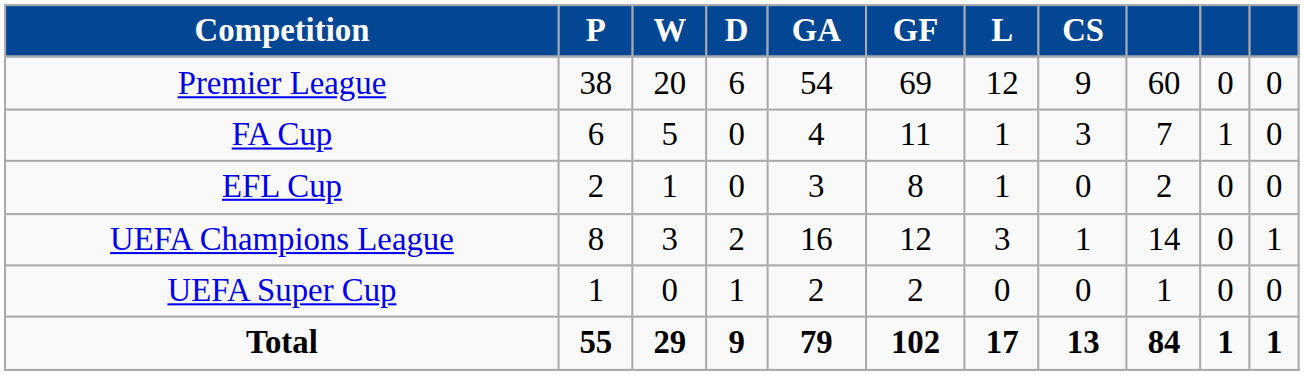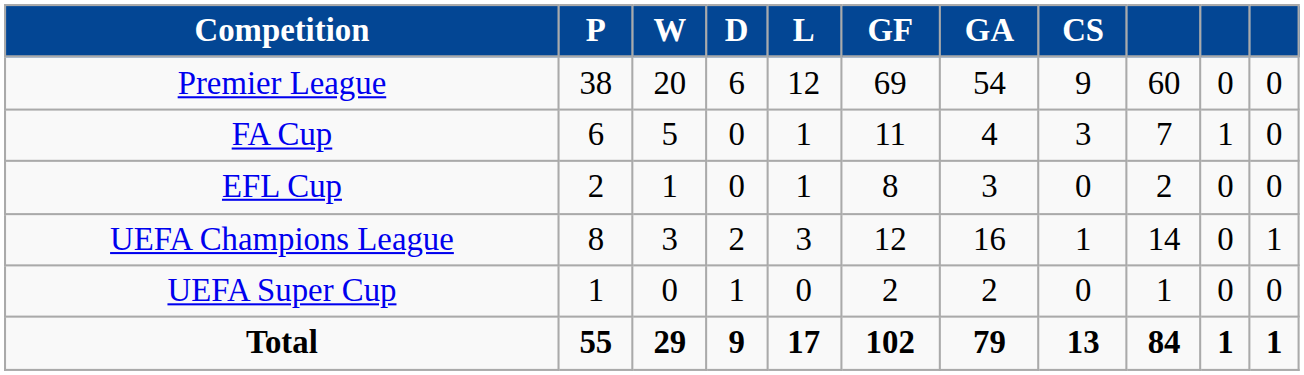columns swapped: (1002, 30) <-> (816, 30)
